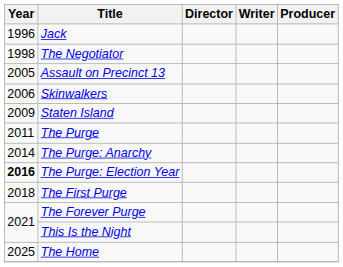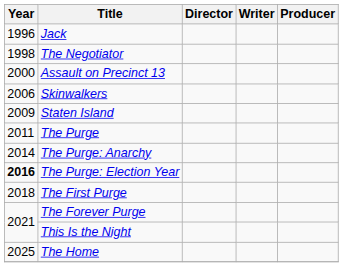(21, 73) 2005 -> (21, 73) 2000
